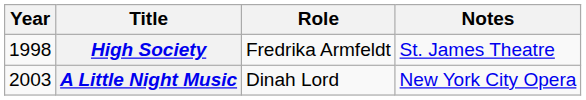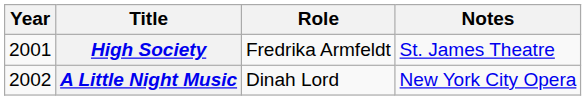(30, 49) 1998 -> (30, 49) 2001
(30, 79) 2003 -> (30, 79) 2002
